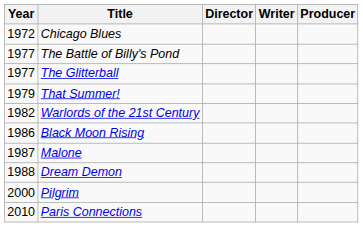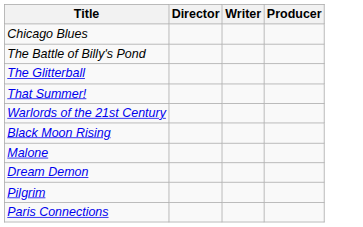- column: (21, 14)
